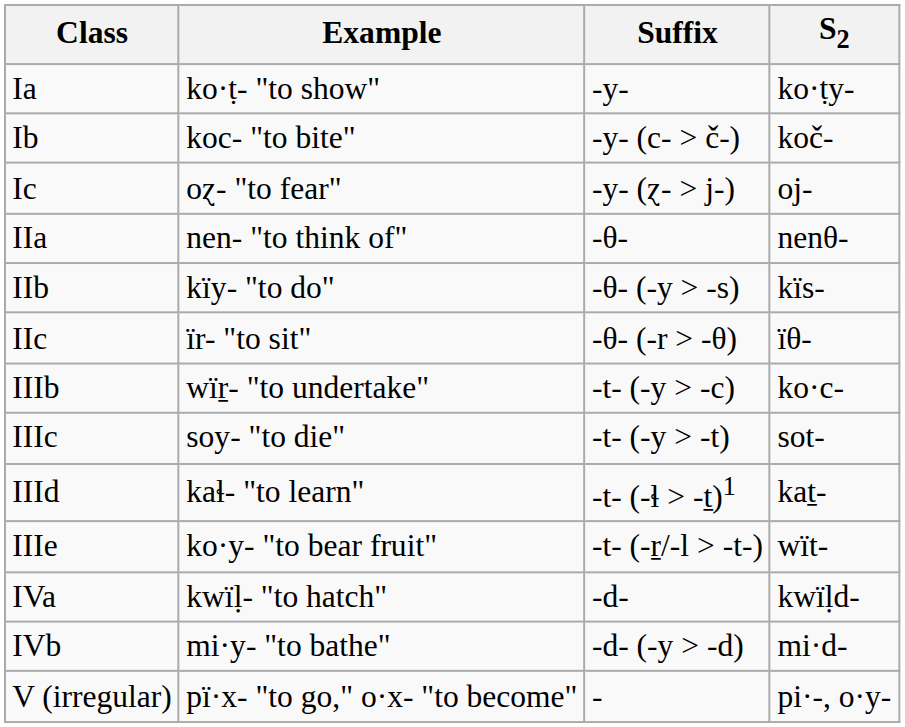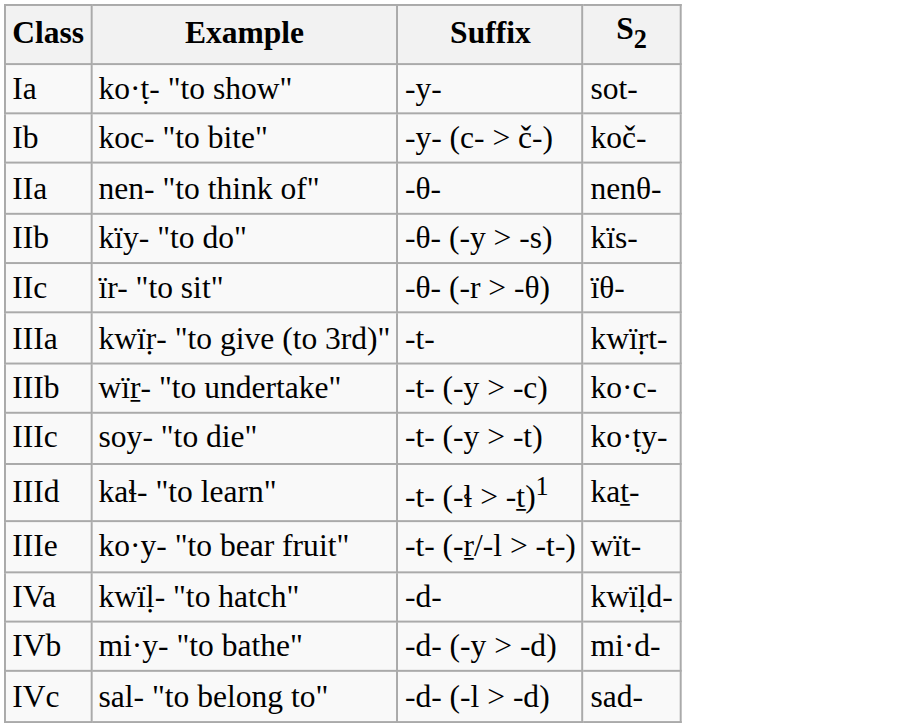(816, 87) ko·ṭy- -> (614, 87) sot-
- row: (25, 187)
+ row: (35, 337)
(801, 437) sot- -> (629, 437) ko·ṭy-
+ row: (36, 696)
- row: (92, 696)
